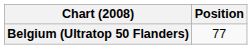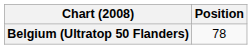(219, 34) 77 -> (219, 34) 78
